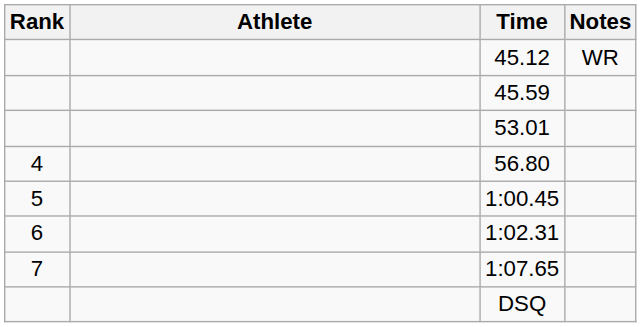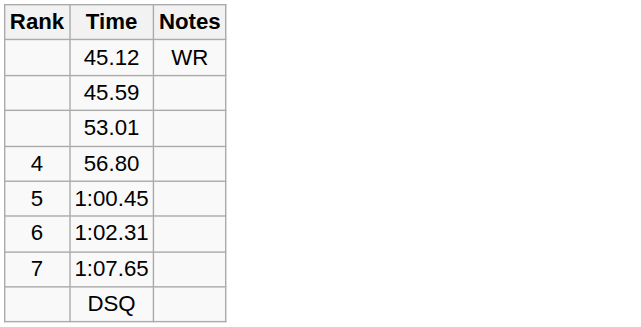- column: (275, 22)
